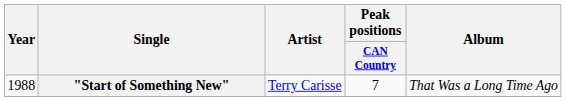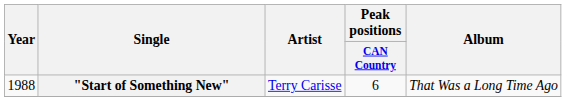(375, 85) 7 -> (375, 85) 6
